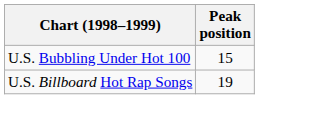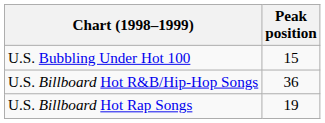+ row: (133, 81)
